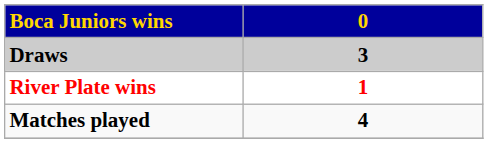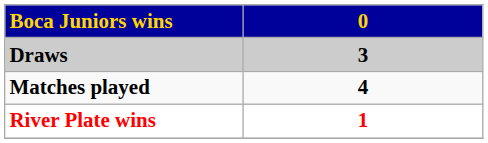rows swapped: (83, 87) <-> (80, 120)
